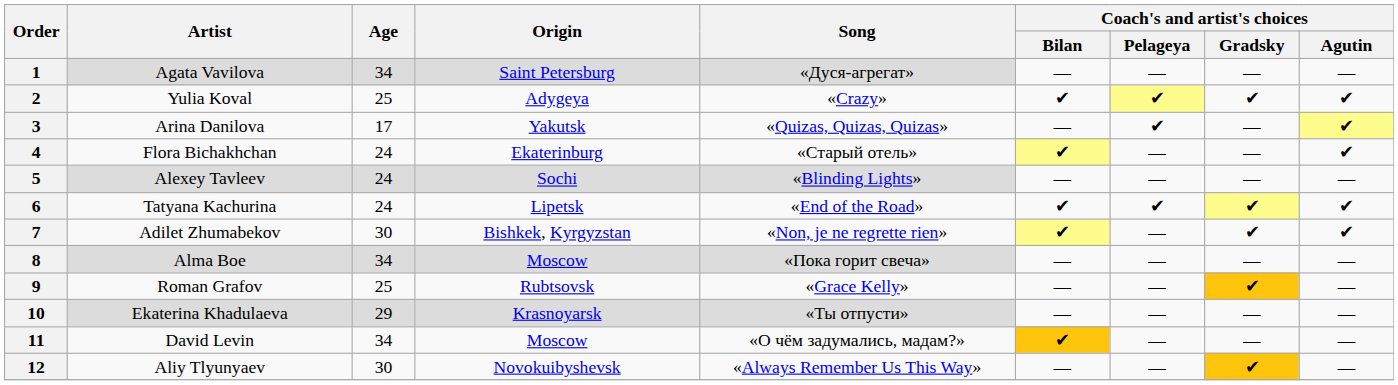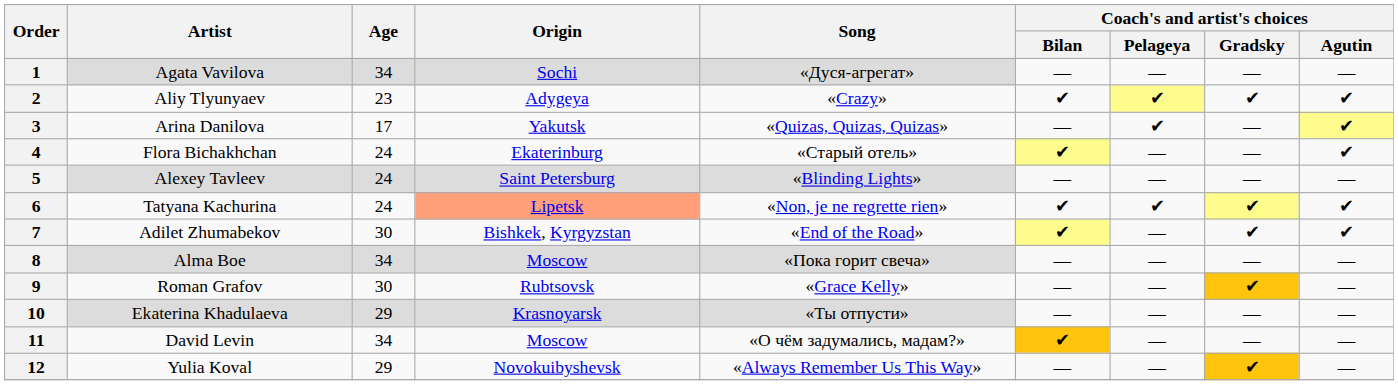(557, 72) Saint Petersburg -> (557, 72) Sochi
(210, 98) Yulia Koval -> (210, 98) Aliy Tlyunyaev
(383, 98) 25 -> (383, 98) 23
(557, 179) Sochi -> (557, 179) Saint Petersburg
(557, 206) no background -> (557, 206) lightsalmon background
(857, 206) «End of the Road» -> (857, 206) «Non, je ne regrette rien»
(857, 232) «Non, je ne regrette rien» -> (857, 232) «End of the Road»
(383, 286) 25 -> (383, 286) 30
(210, 367) Aliy Tlyunyaev -> (210, 367) Yulia Koval
(383, 367) 30 -> (383, 367) 29
